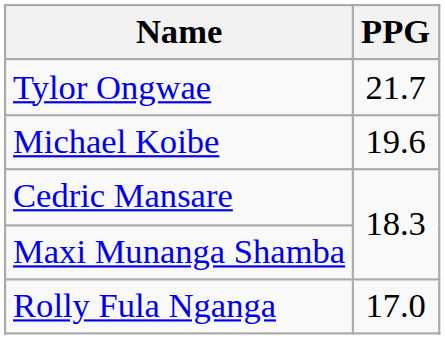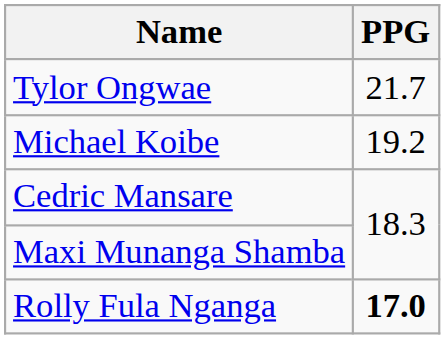(396, 141) 19.6 -> (396, 141) 19.2
(396, 305) normal -> (396, 305) bold
